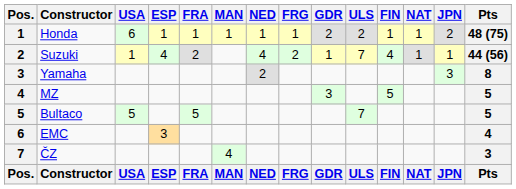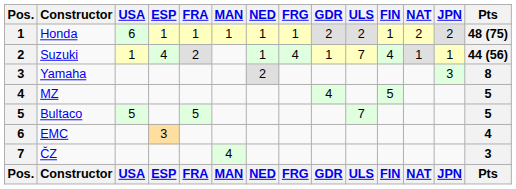(419, 34) 1 -> (419, 34) 2
(263, 54) 4 -> (263, 54) 1
(295, 54) 2 -> (295, 54) 4
(329, 94) 3 -> (329, 94) 4
